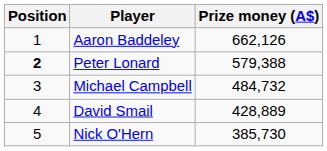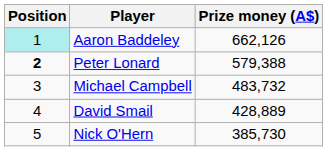(37, 39) no background -> (37, 39) paleturquoise background
(259, 87) 484,732 -> (259, 87) 483,732
